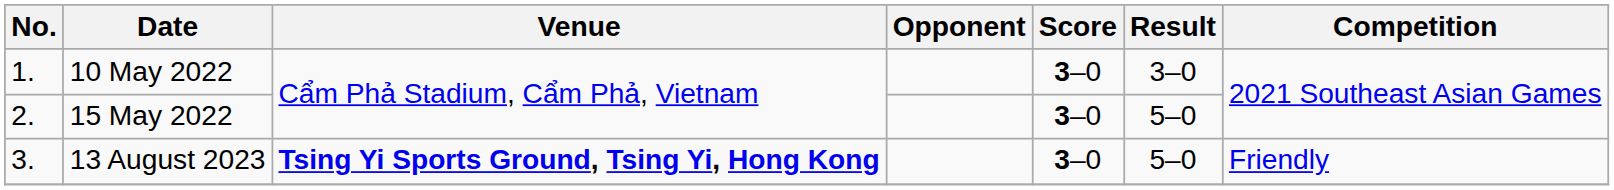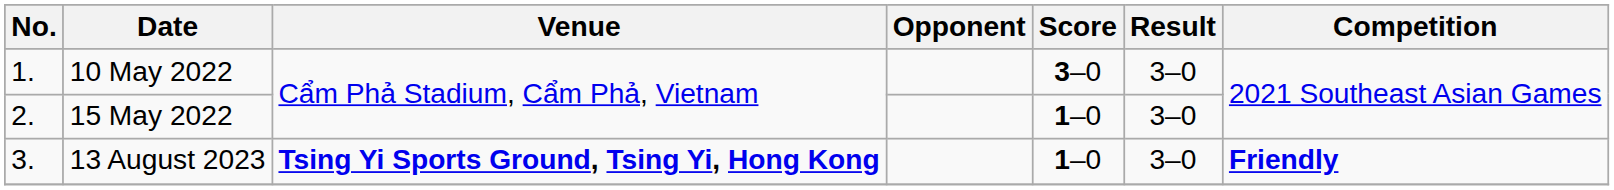(1078, 116) 3–0 -> (1078, 116) 1–0
(1173, 116) 5–0 -> (1173, 116) 3–0
(1078, 160) 3–0 -> (1078, 160) 1–0
(1173, 160) 5–0 -> (1173, 160) 3–0
(1279, 160) normal -> (1284, 160) bold
